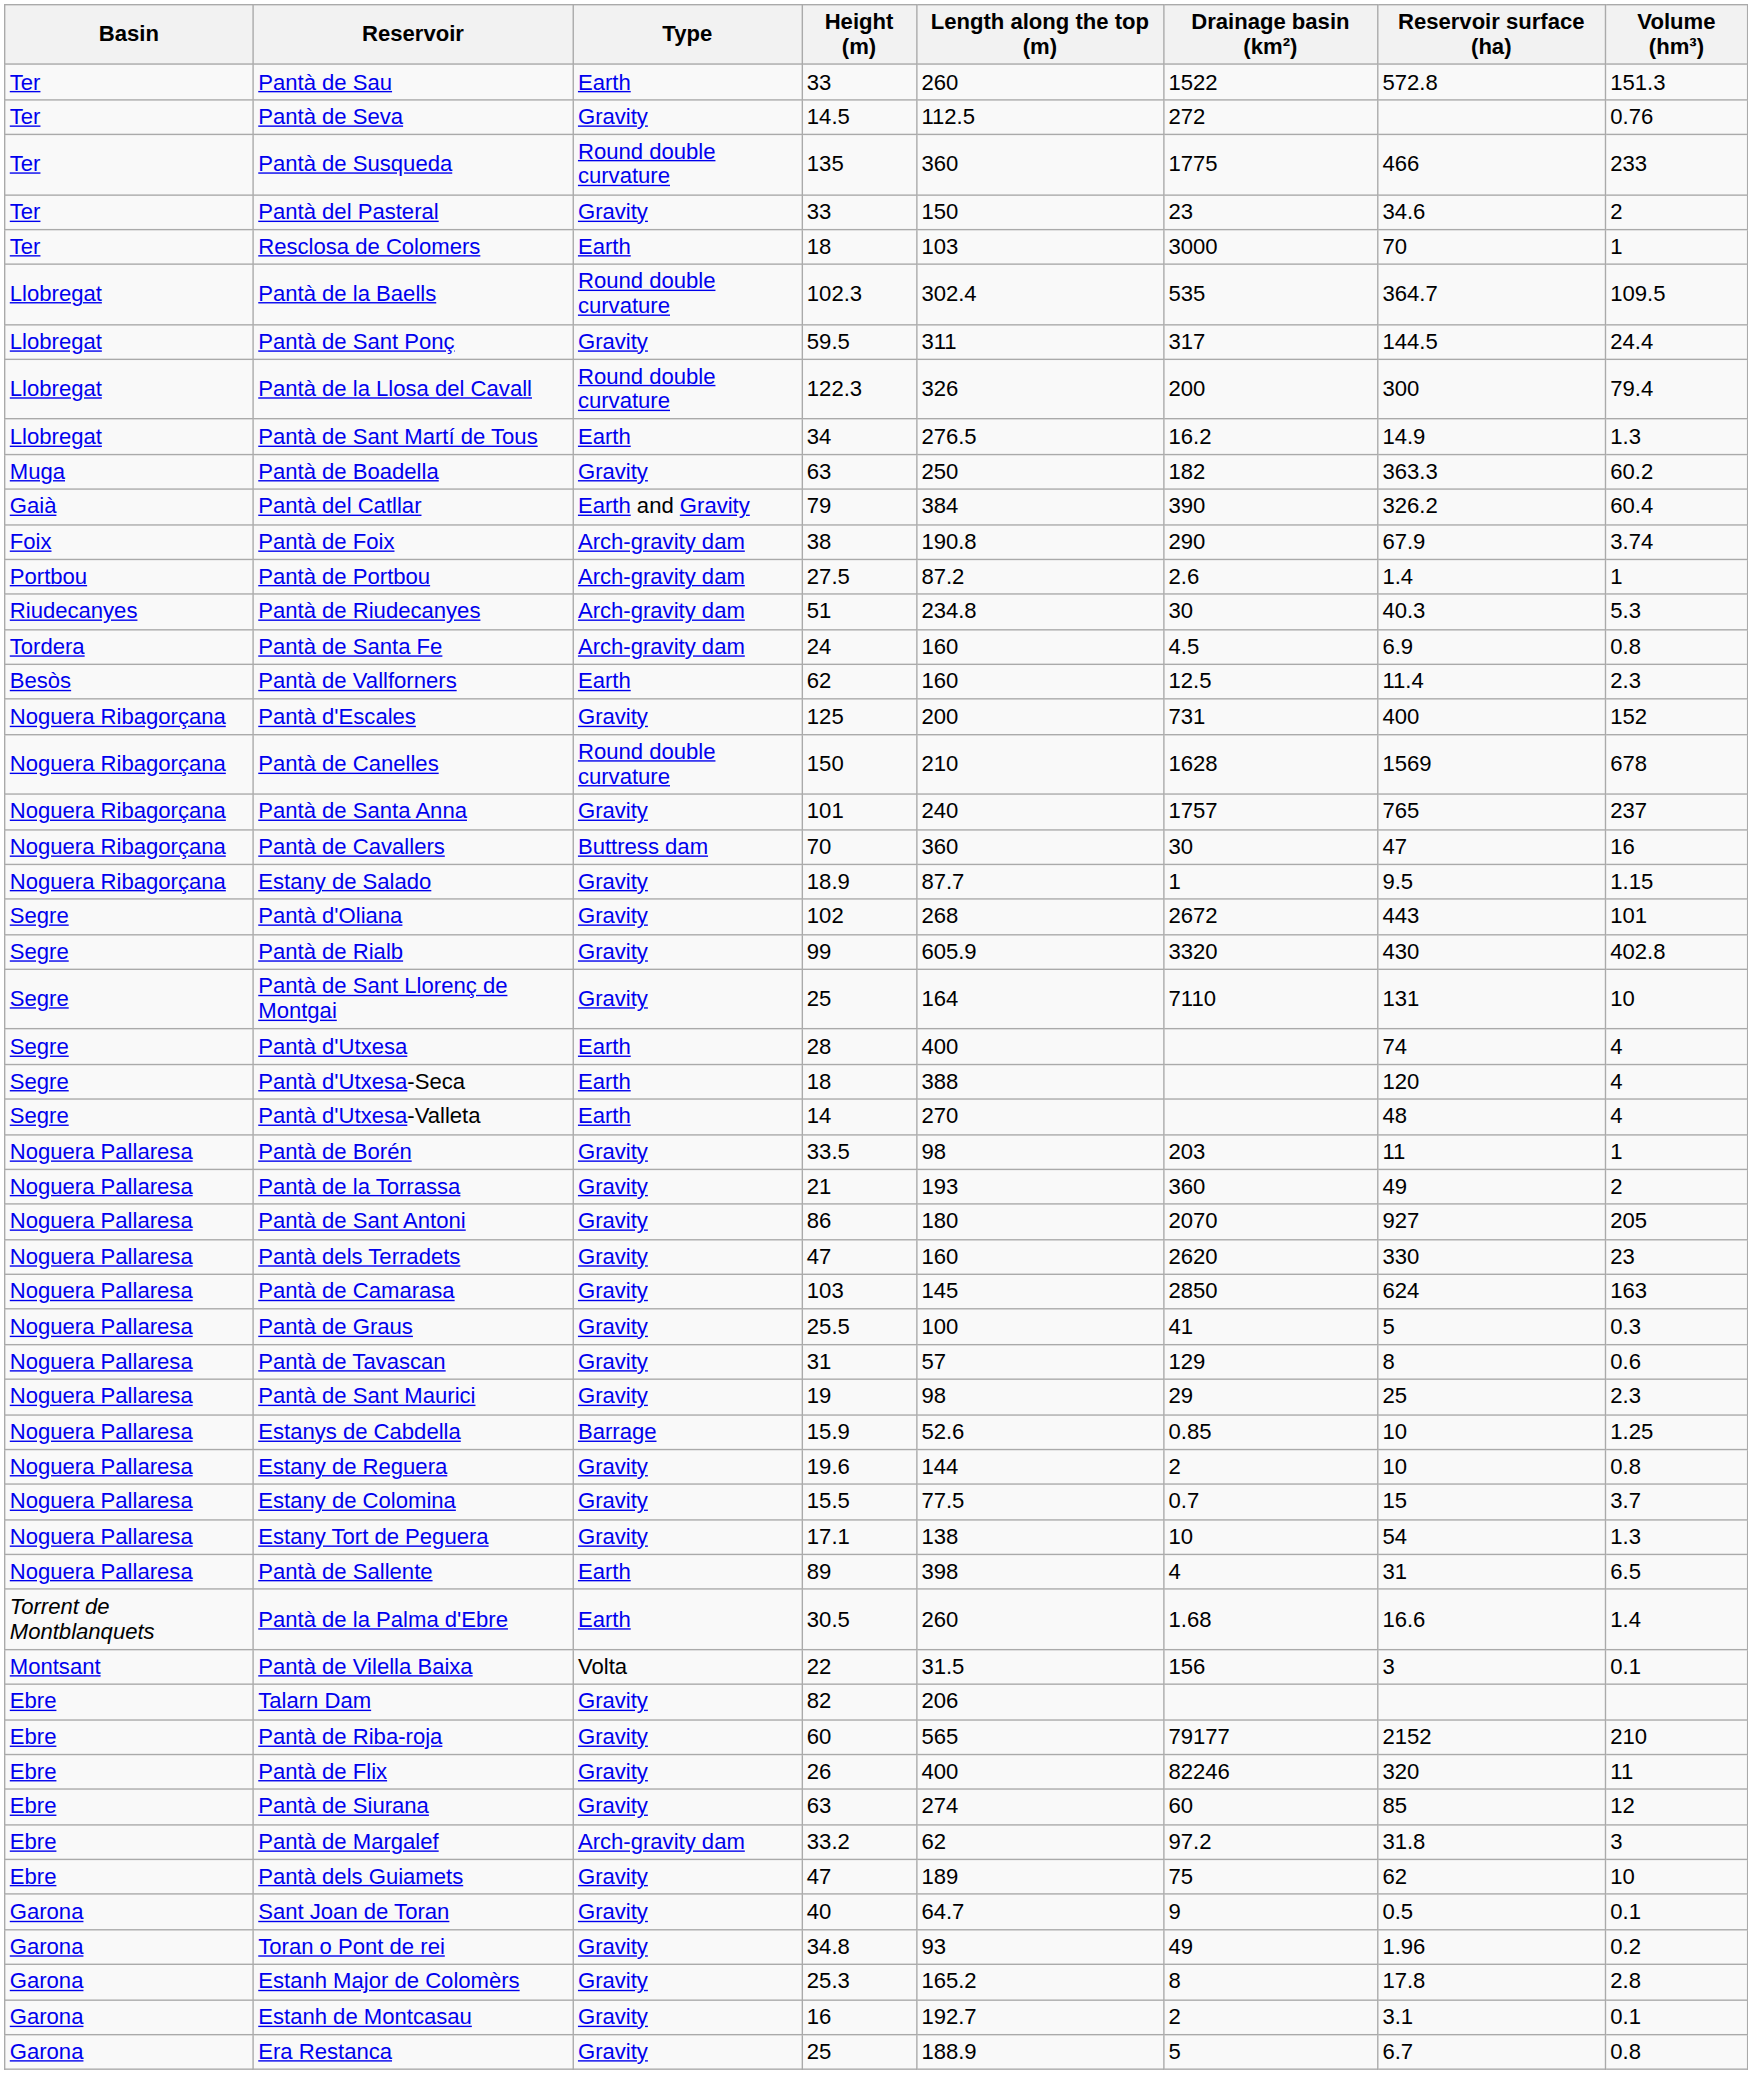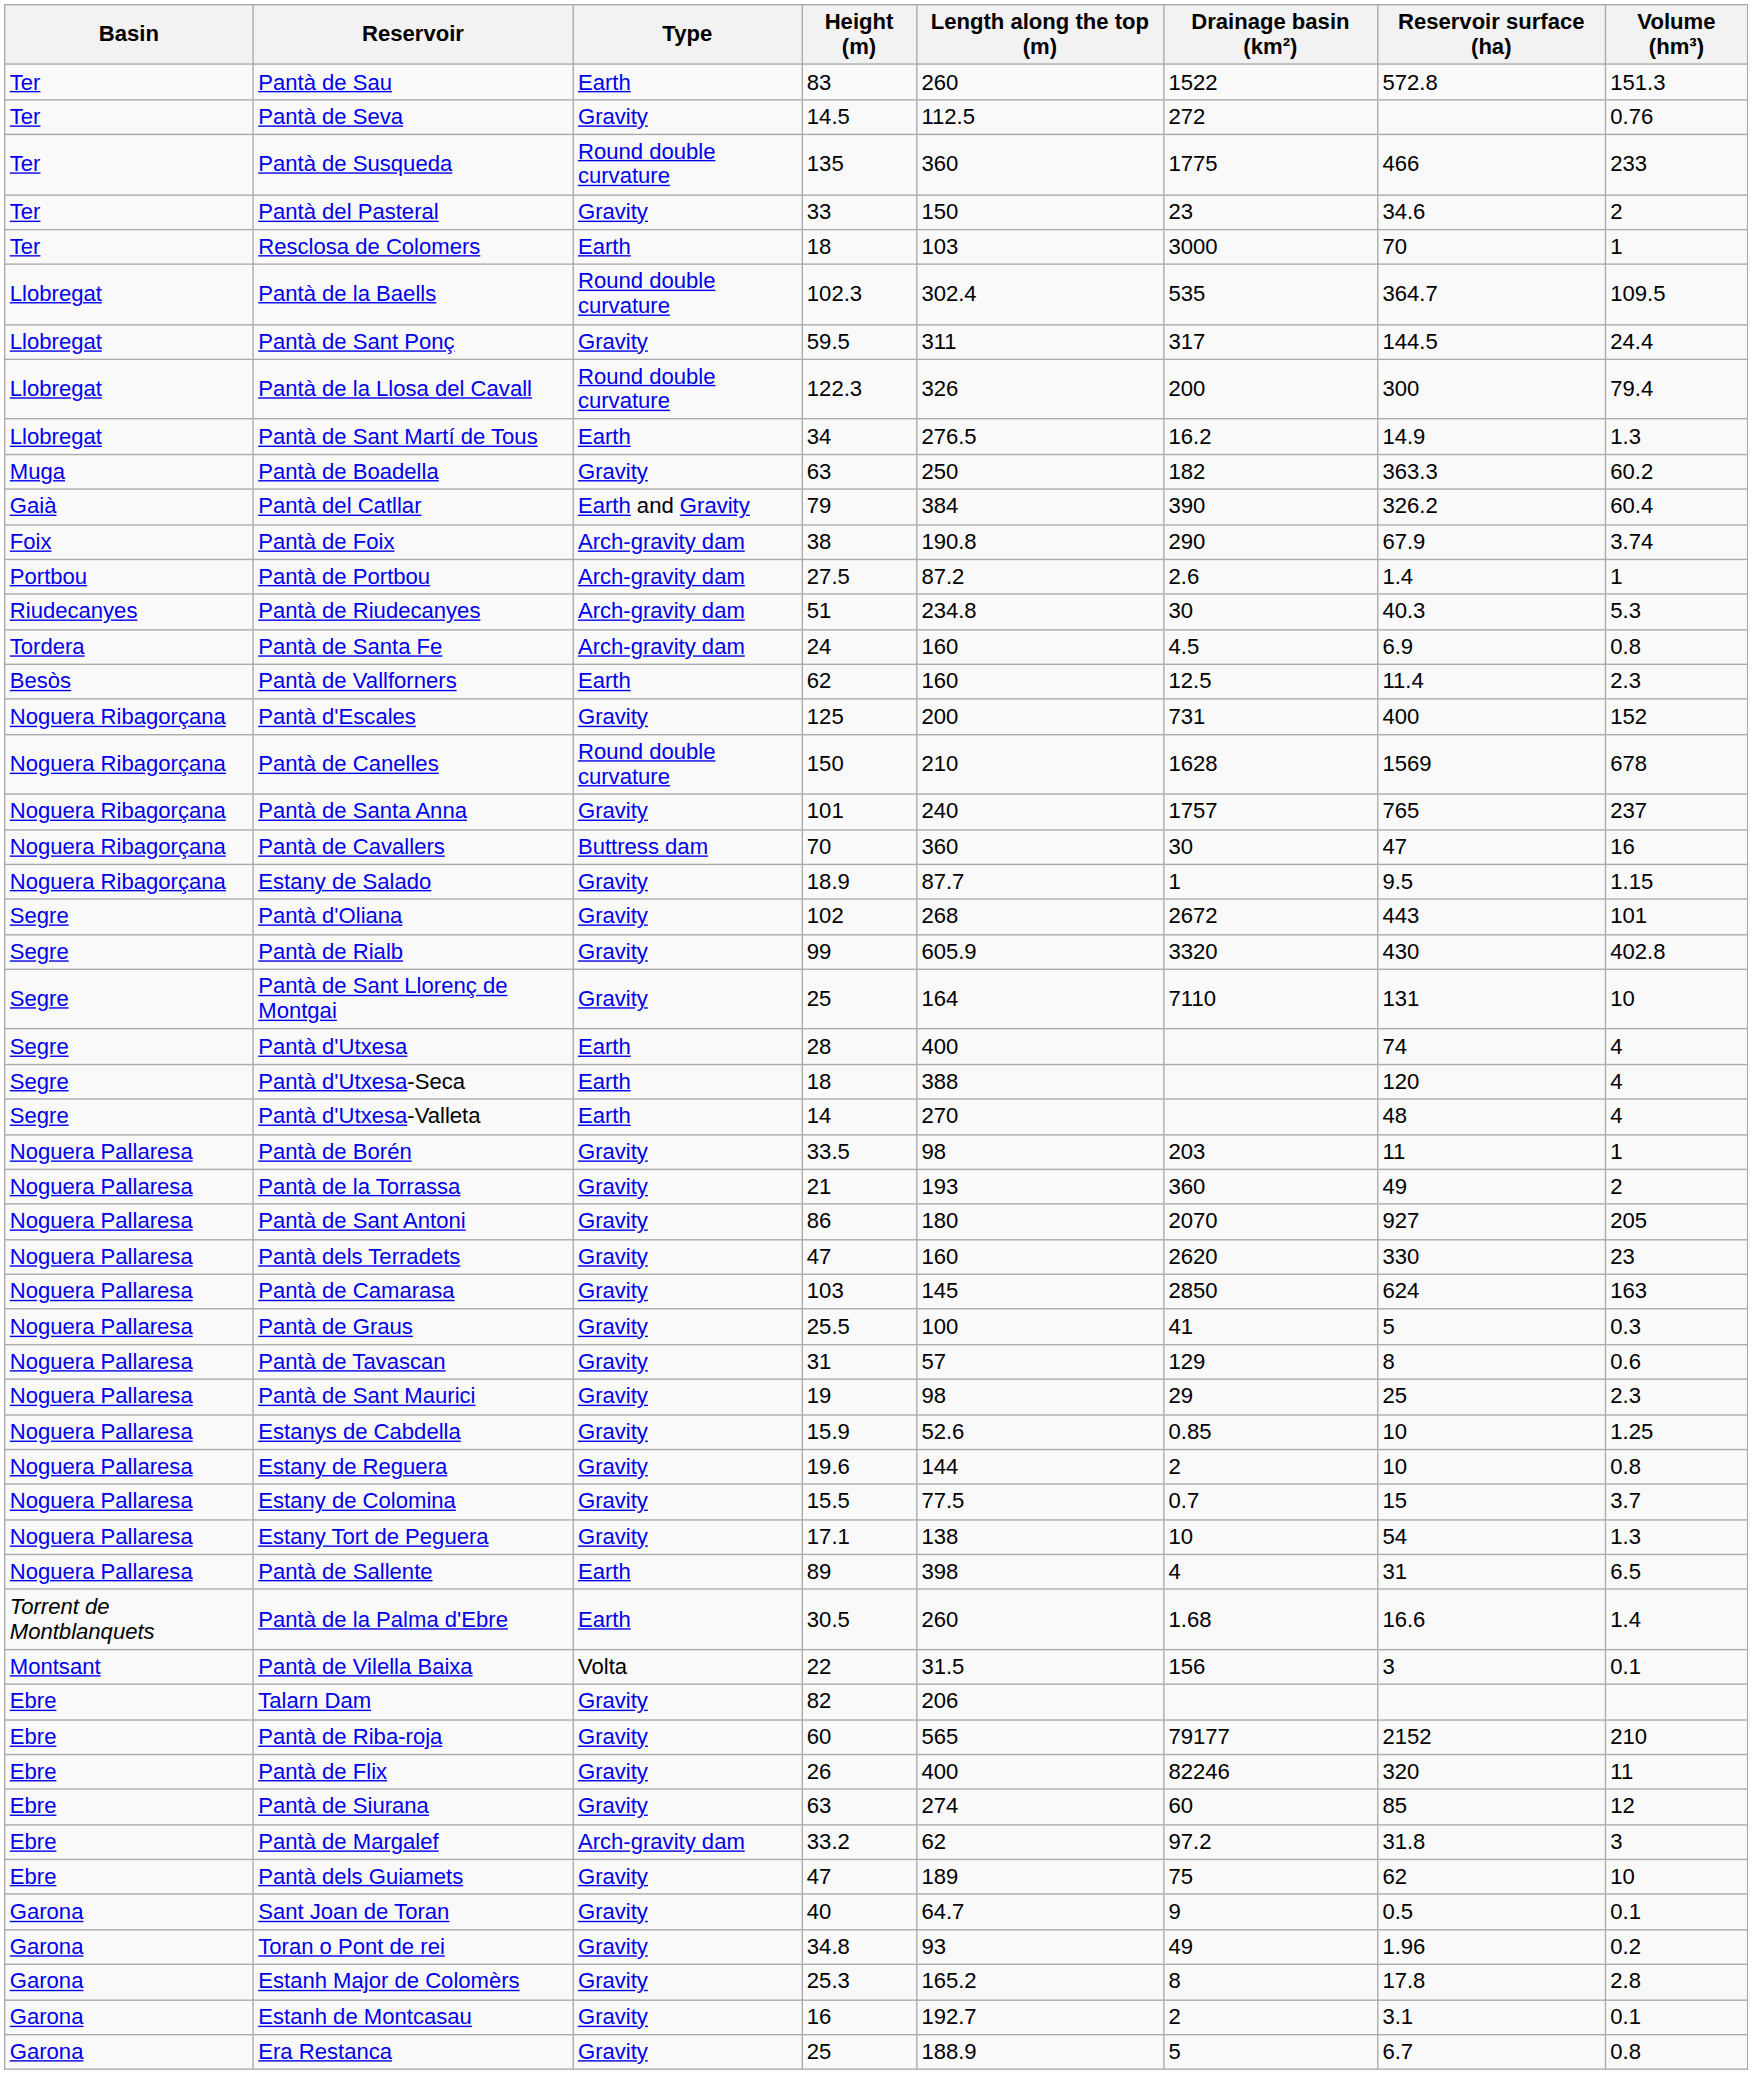(819, 81) 33 -> (819, 81) 83
(617, 1431) Barrage -> (613, 1431) Gravity
